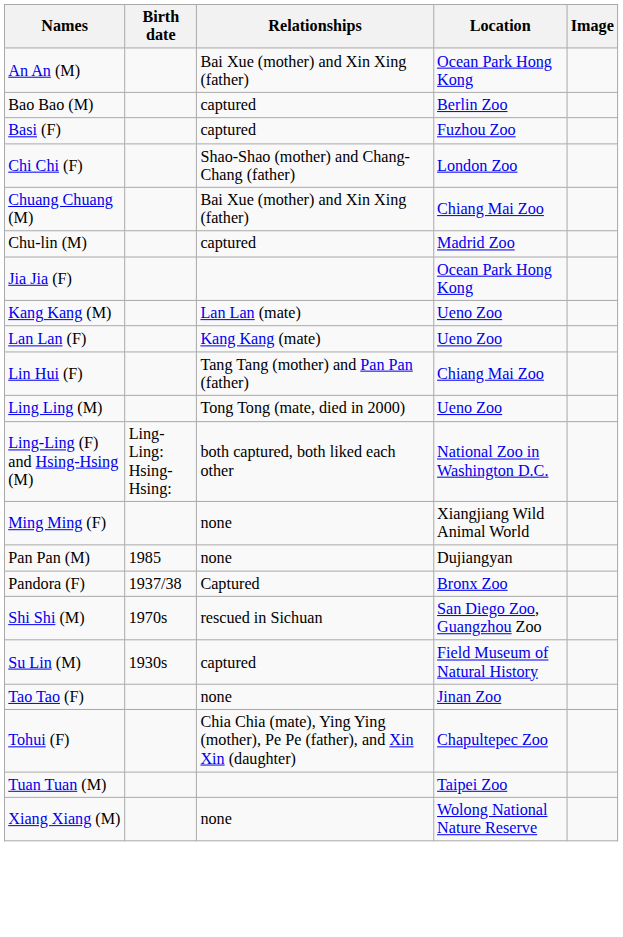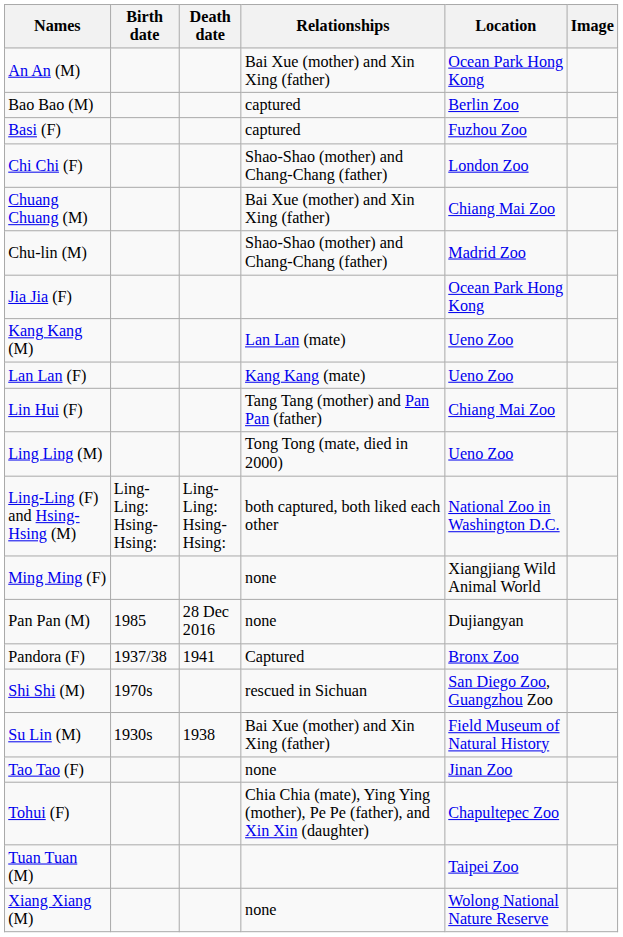+ column: (210, 26)
(228, 243) captured -> (324, 252) Shao-Shao (mother) and Chang-Chang (father)
(228, 662) captured -> (330, 734) Bai Xue (mother) and Xin Xing (father)
